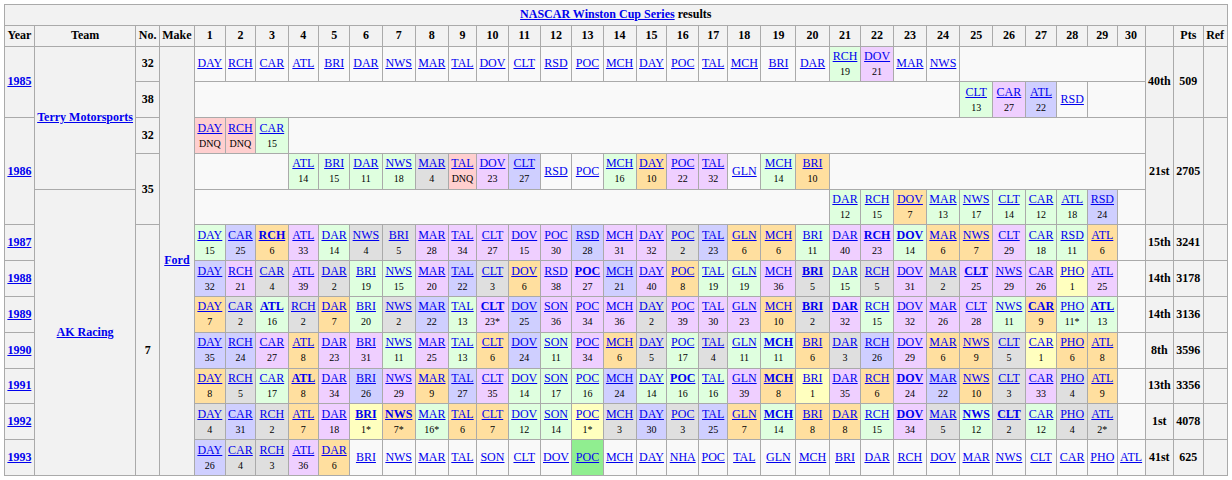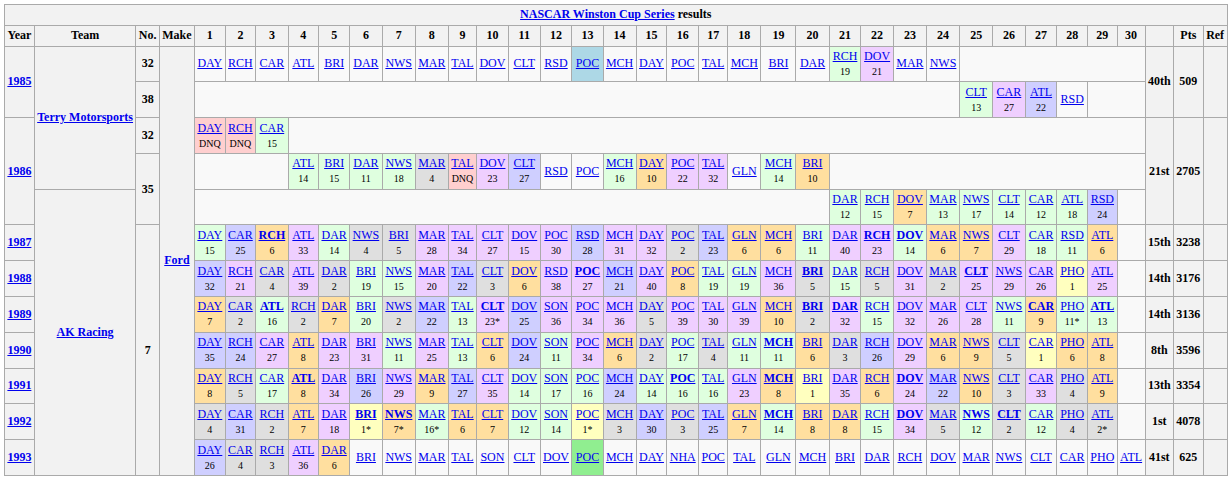(587, 63) no background -> (587, 63) lightblue background
(1188, 242) 3241 -> (1188, 242) 3238
(1188, 278) 3178 -> (1188, 278) 3176
(652, 313) DAY 2 -> (652, 313) DAY 5
(744, 313) GLN 23 -> (744, 313) GLN 39
(652, 349) DAY 5 -> (652, 349) DAY 2
(744, 385) GLN 39 -> (744, 385) GLN 23
(1188, 385) 3356 -> (1188, 385) 3354
